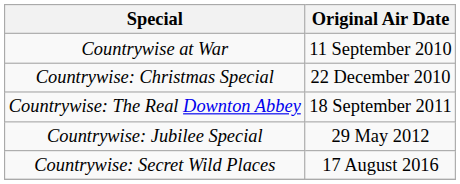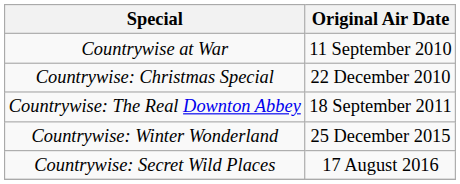- row: (155, 135)
+ row: (155, 135)
